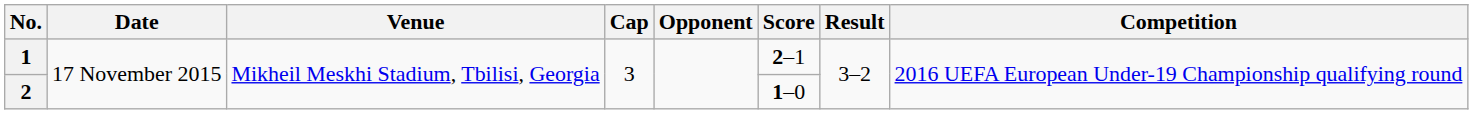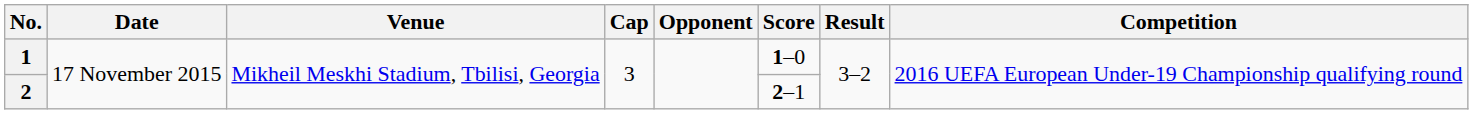(789, 56) 2–1 -> (789, 56) 1–0
(789, 91) 1–0 -> (789, 91) 2–1
